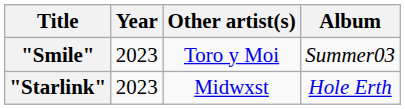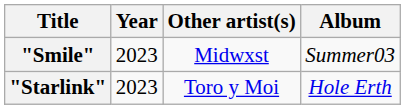(232, 54) Toro y Moi -> (232, 54) Midwxst
(232, 87) Midwxst -> (232, 87) Toro y Moi
